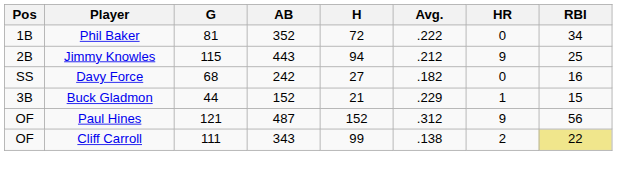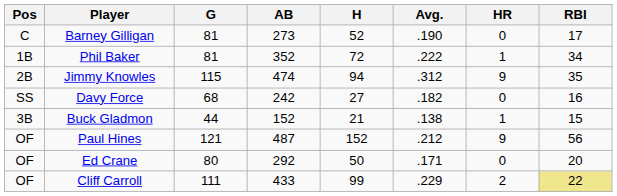+ row: (110, 35)
(502, 35) 0 -> (502, 56) 1
(284, 56) 443 -> (284, 77) 474
(430, 56) .212 -> (430, 77) .312
(575, 56) 25 -> (575, 77) 35
(430, 98) .229 -> (430, 118) .138
(430, 118) .312 -> (430, 139) .212
+ row: (110, 160)
(284, 139) 343 -> (284, 181) 433
(430, 139) .138 -> (430, 181) .229
